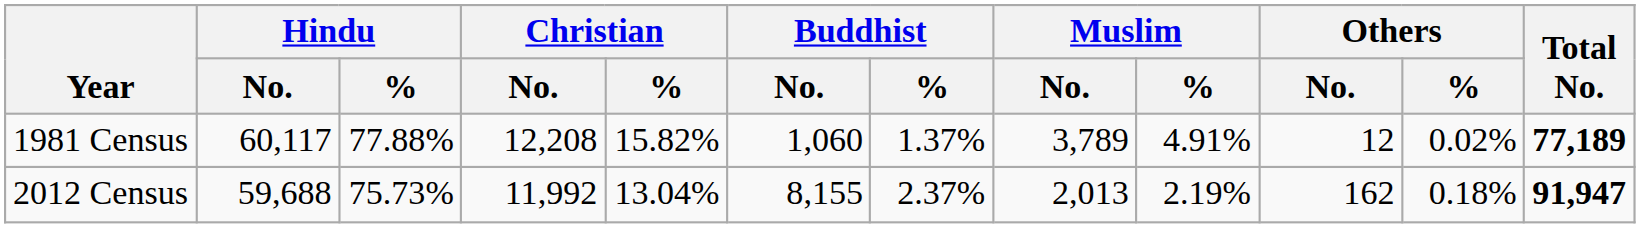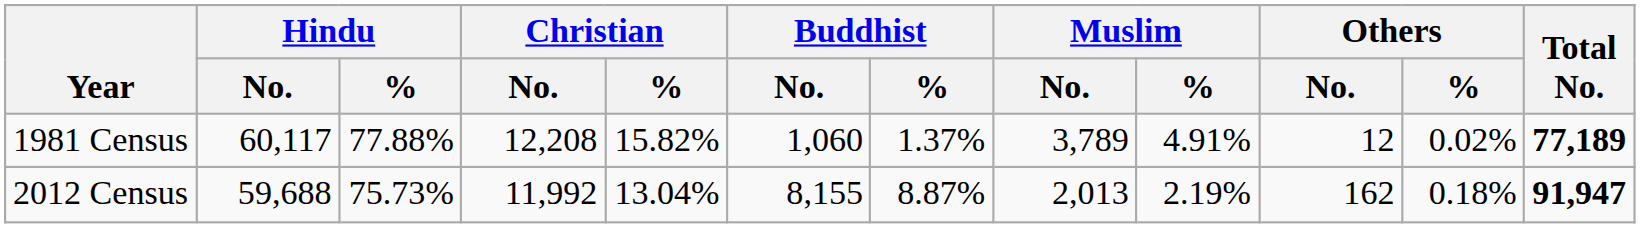(941, 193) 2.37% -> (941, 193) 8.87%
